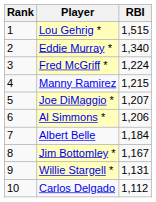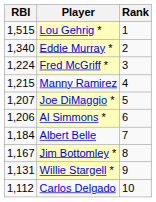columns swapped: (20, 13) <-> (135, 13)
